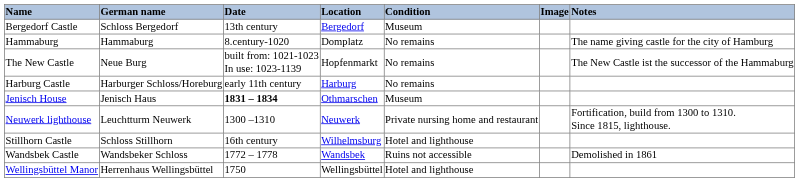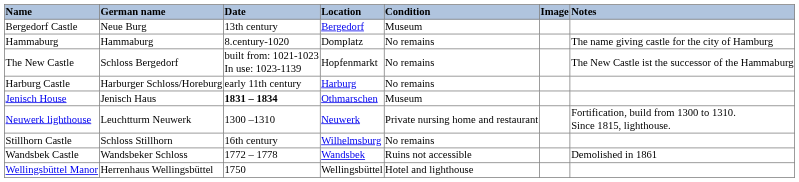(139, 26) Schloss Bergedorf -> (123, 26) Neue Burg
(123, 62) Neue Burg -> (139, 62) Schloss Bergedorf
(429, 140) Hotel and lighthouse -> (410, 140) No remains
